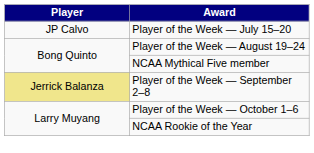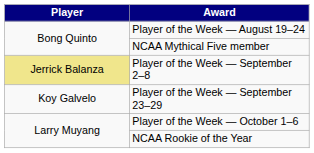- row: (212, 30)
+ row: (212, 99)
